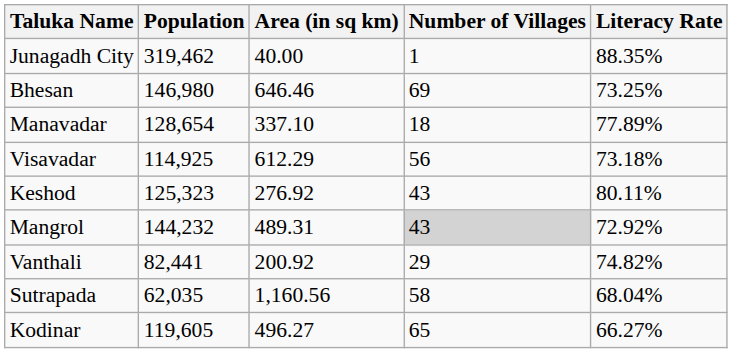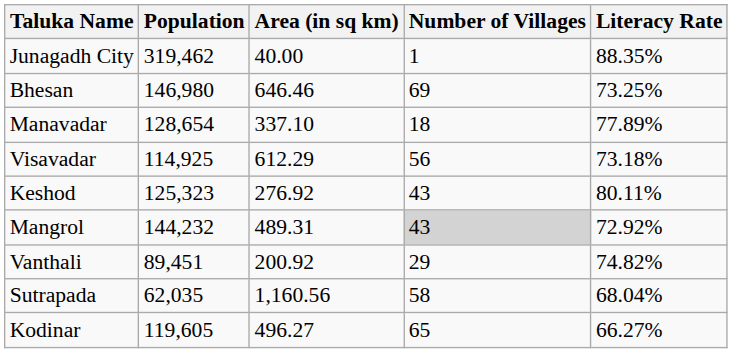(174, 261) 82,441 -> (174, 261) 89,451
